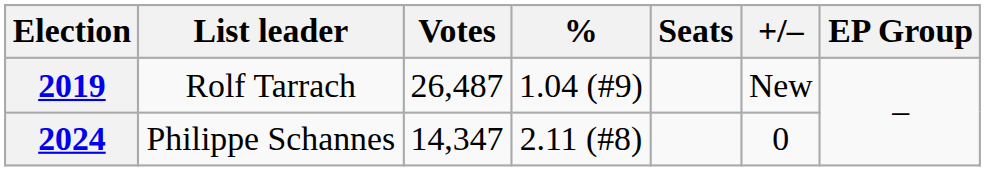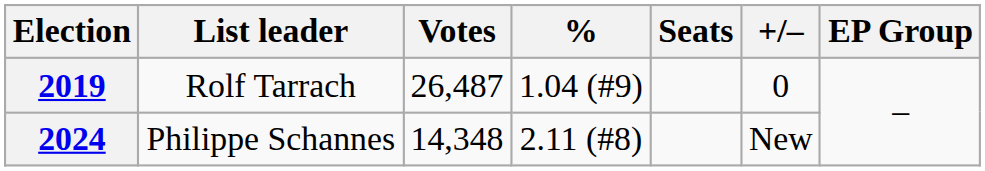(781, 84) New -> (781, 84) 0
(457, 138) 14,347 -> (457, 138) 14,348
(781, 138) 0 -> (781, 138) New
